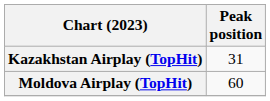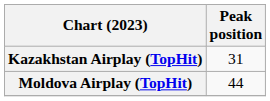(236, 83) 60 -> (236, 83) 44
